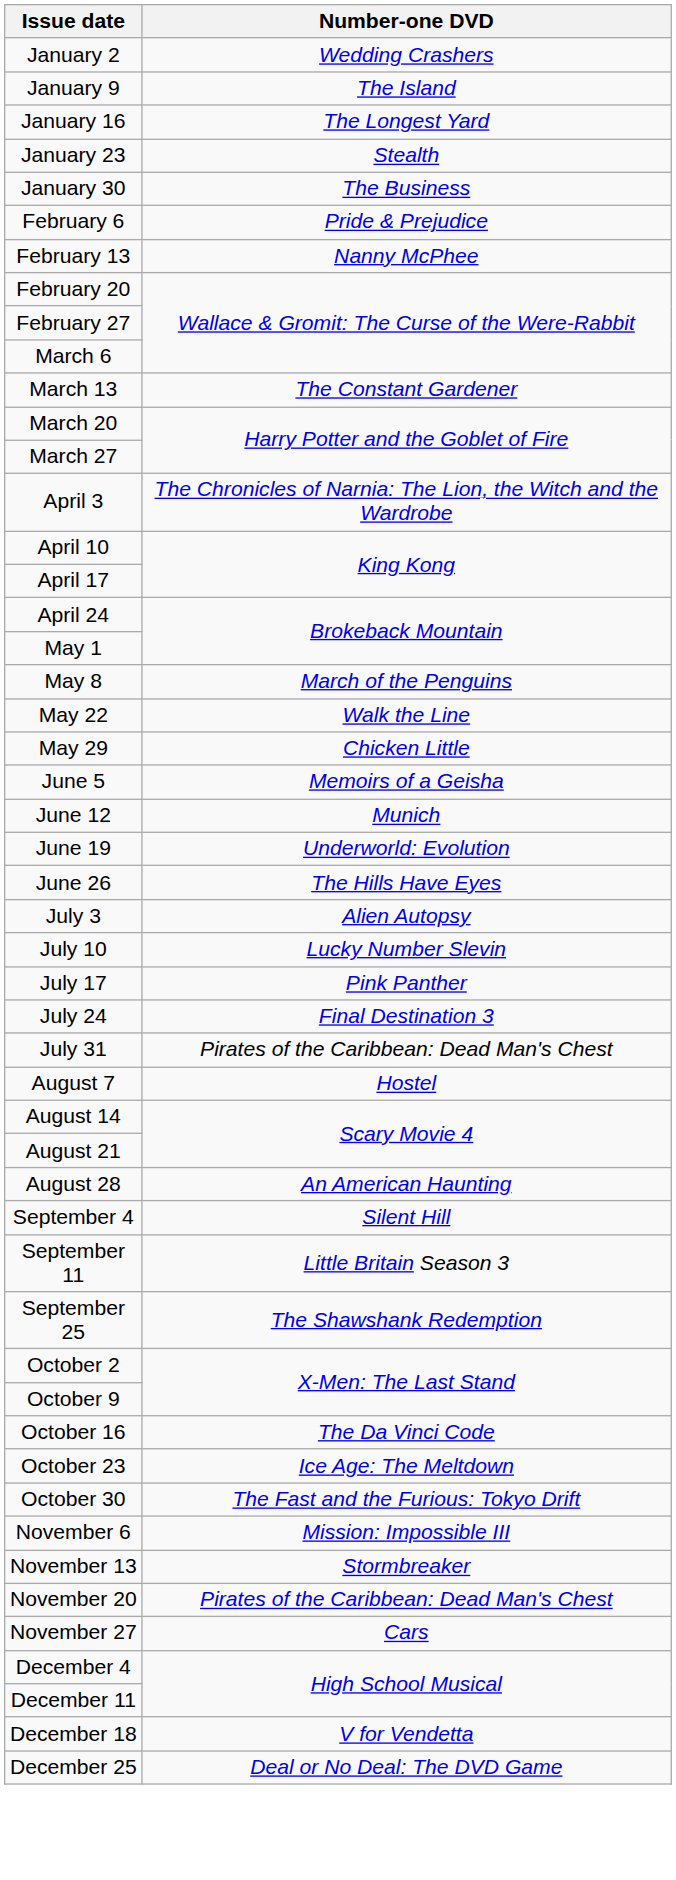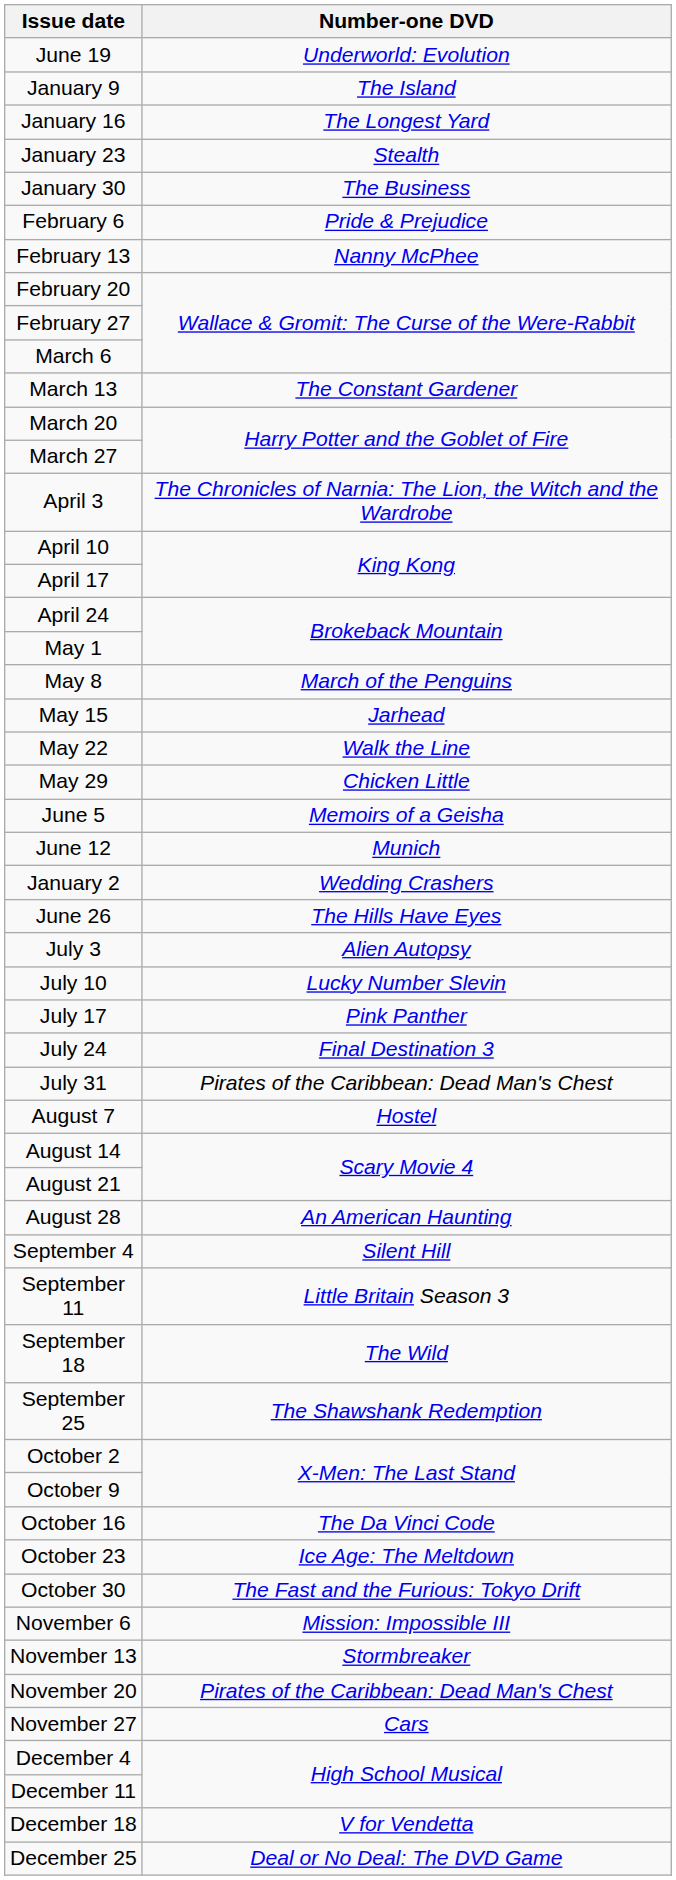rows swapped: (73, 54) <-> (73, 848)
+ row: (73, 714)
+ row: (73, 1353)
